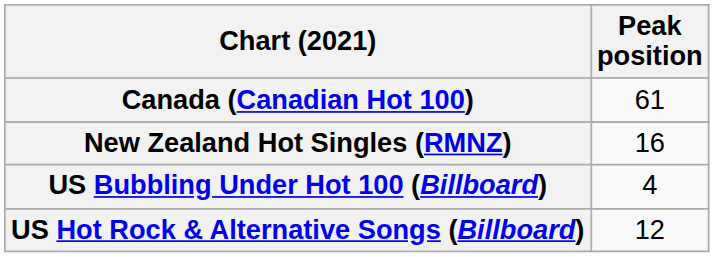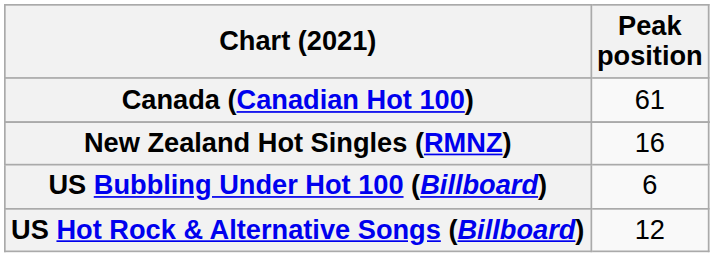(650, 186) 4 -> (650, 186) 6
